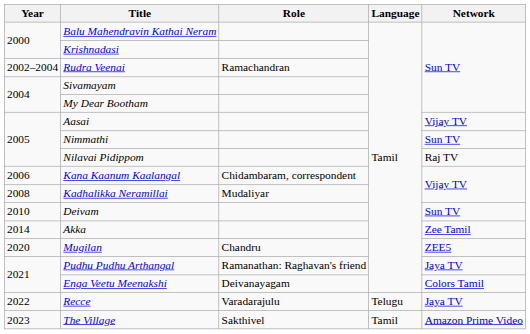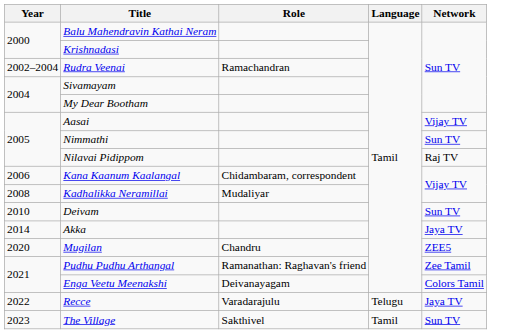(448, 229) Zee Tamil -> (444, 229) Jaya TV
(444, 265) Jaya TV -> (448, 265) Zee Tamil
(474, 319) Amazon Prime Video -> (442, 319) Sun TV
